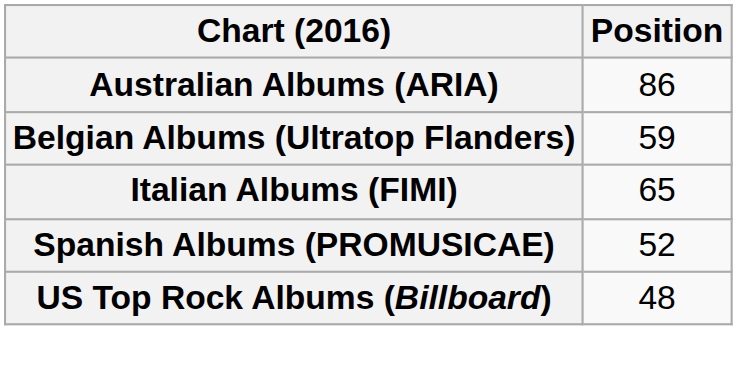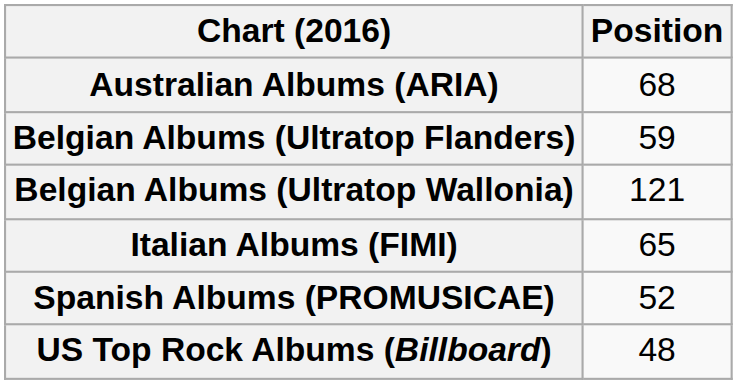(657, 84) 86 -> (657, 84) 68
+ row: (294, 191)
